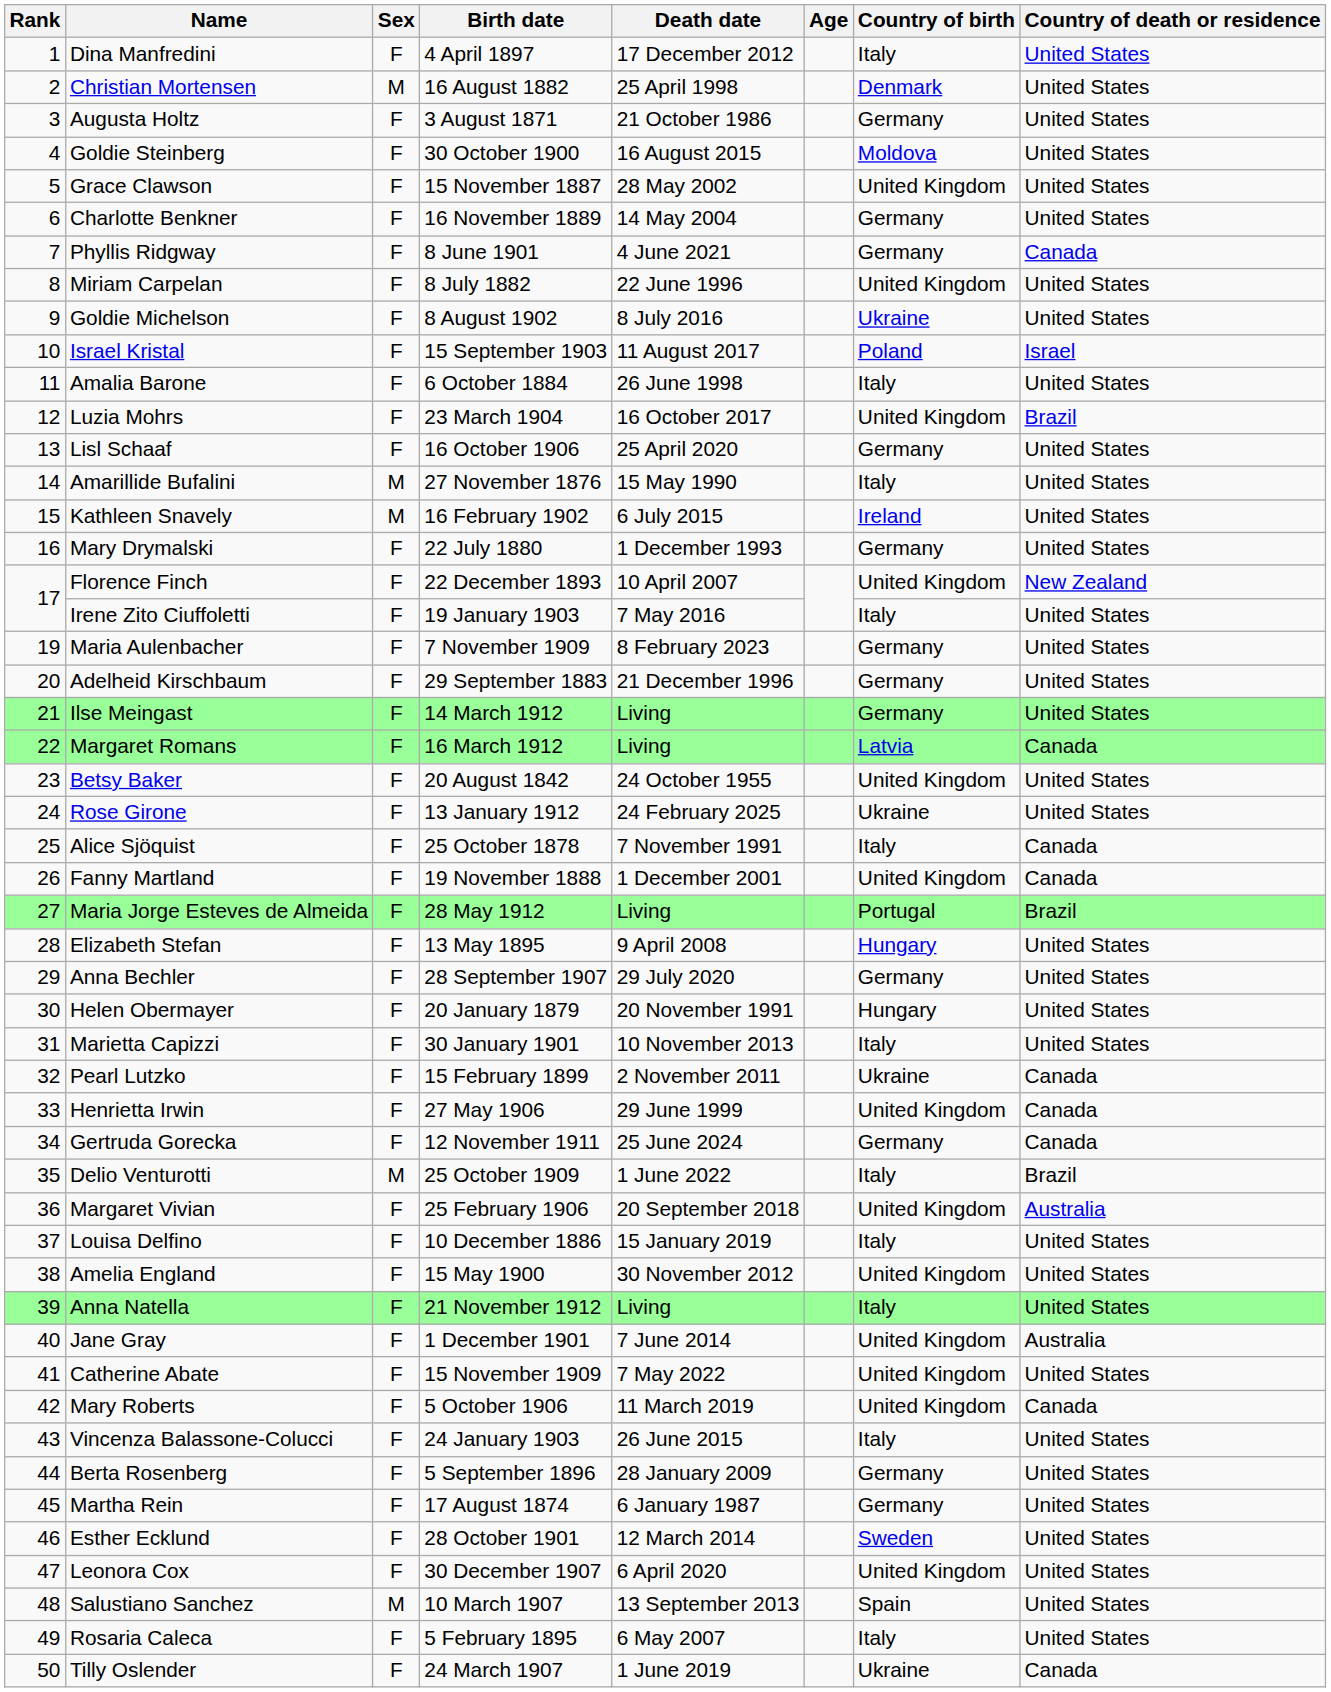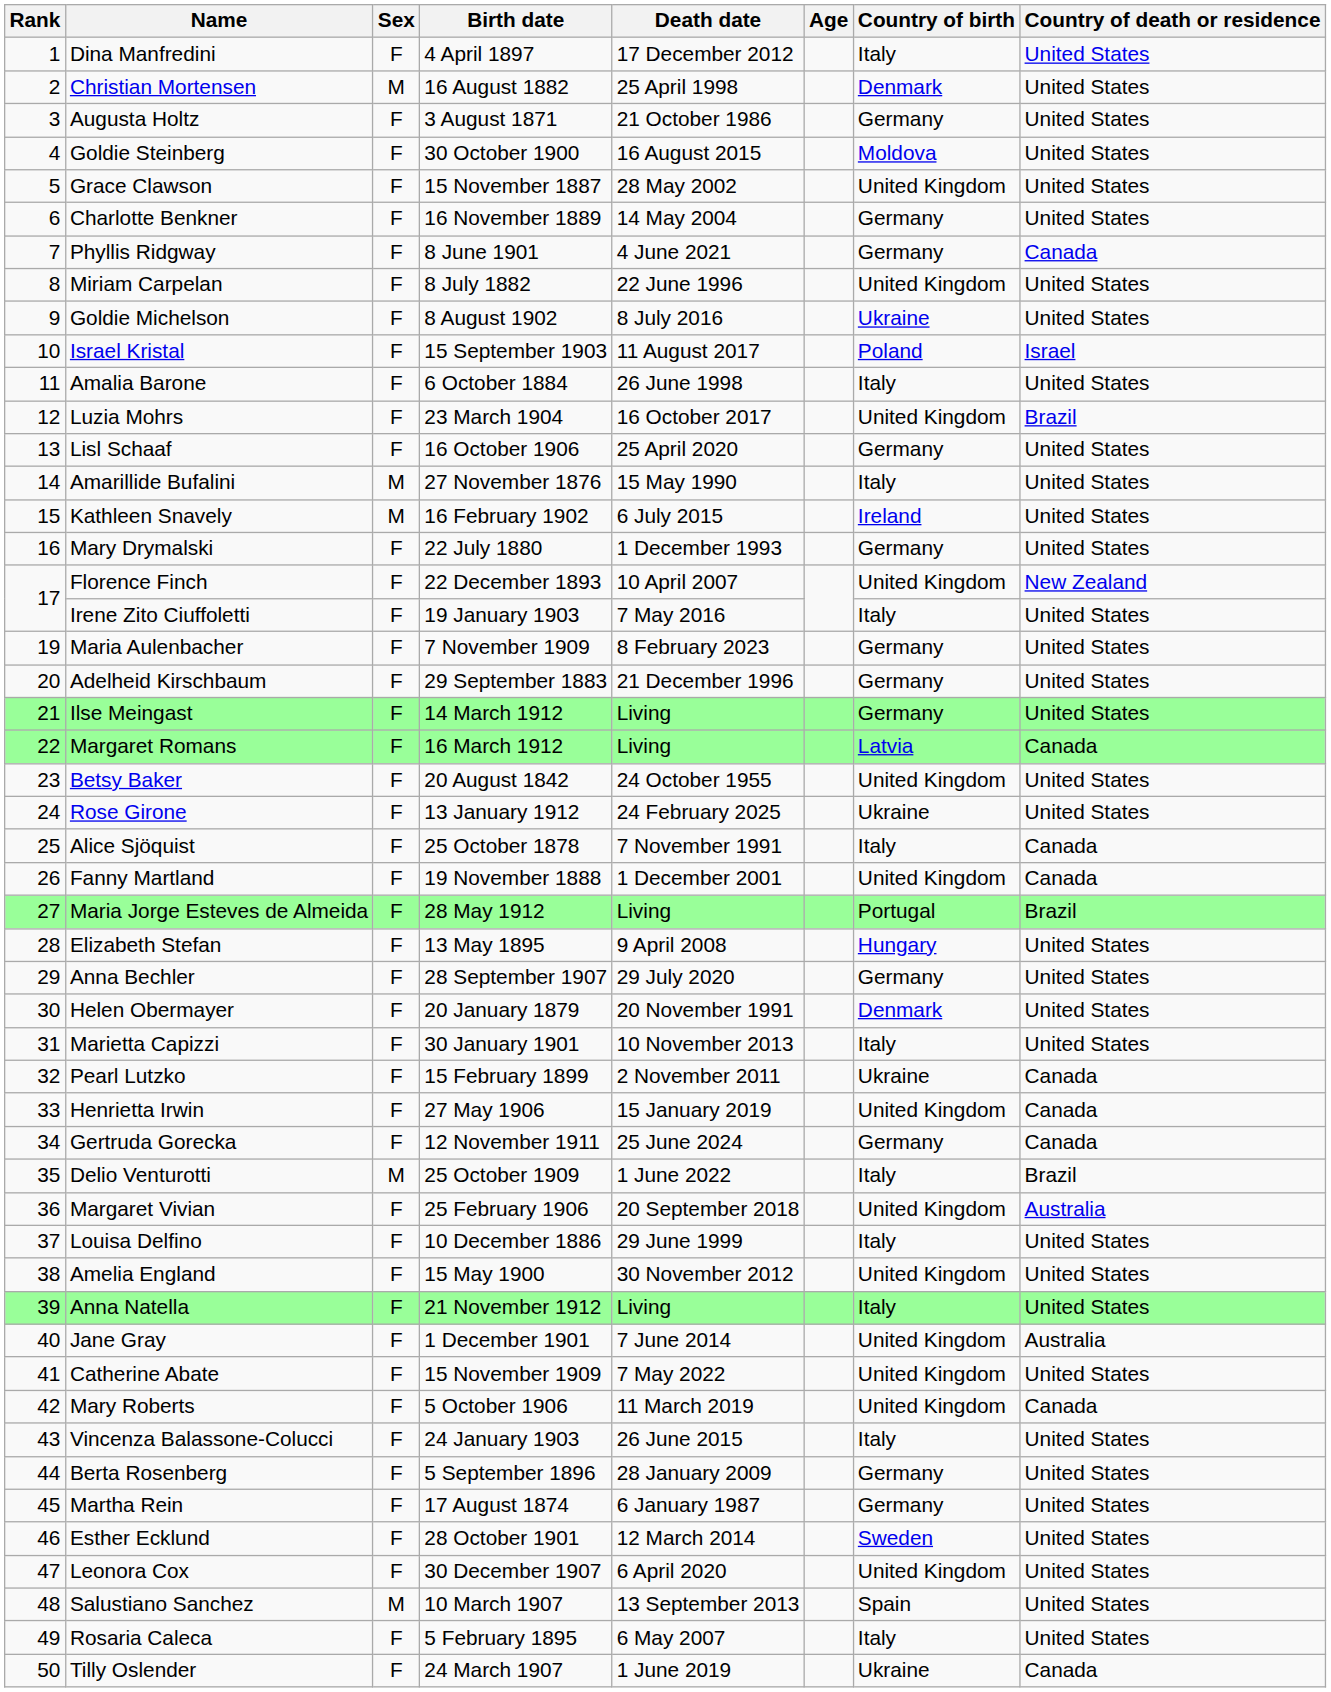(897, 1010) Hungary -> (900, 1010) Denmark
(680, 1109) 29 June 1999 -> (694, 1109) 15 January 2019
(694, 1241) 15 January 2019 -> (680, 1241) 29 June 1999
